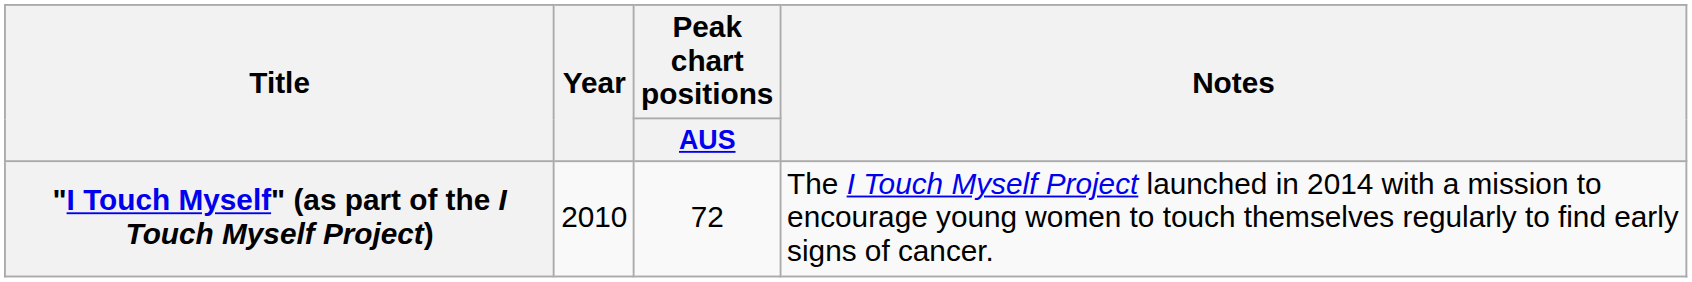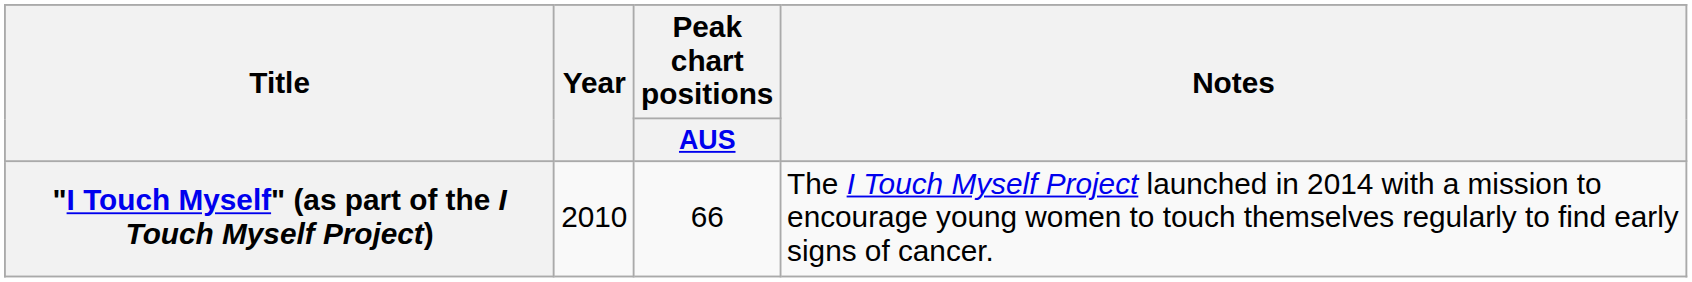(707, 218) 72 -> (707, 218) 66
